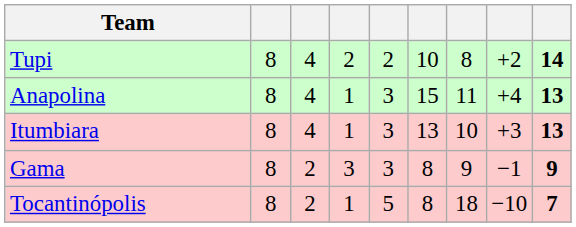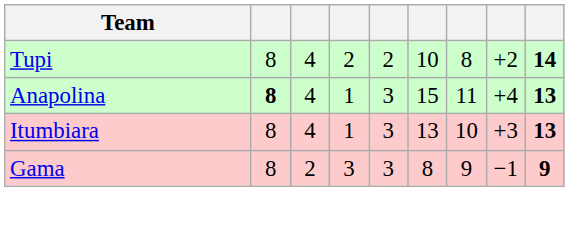(271, 95) normal -> (271, 95) bold
- row: (78, 204)
